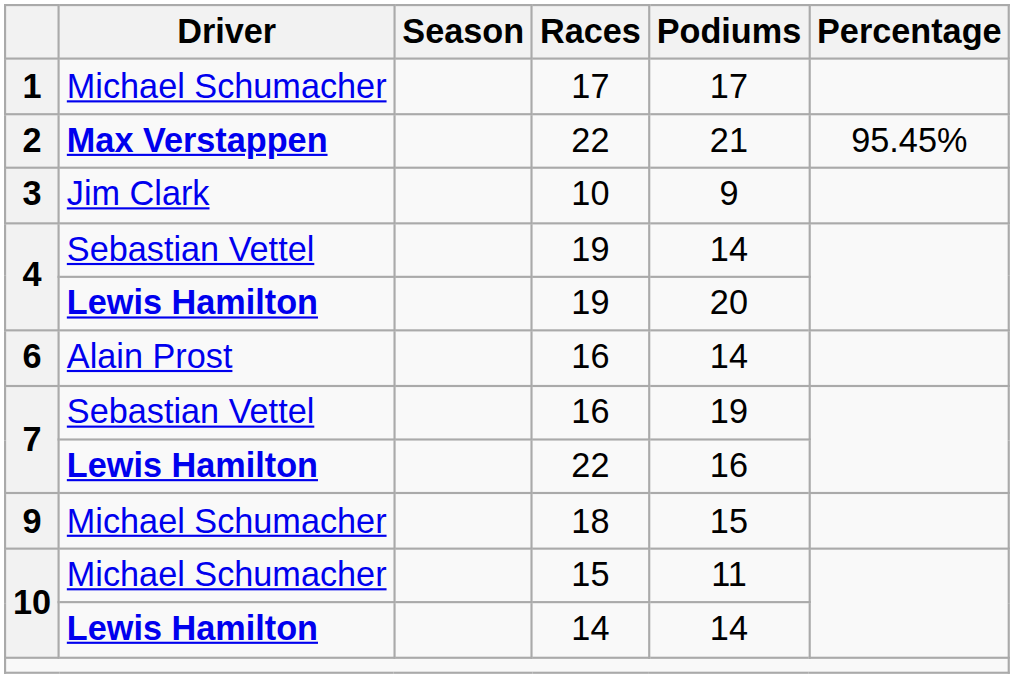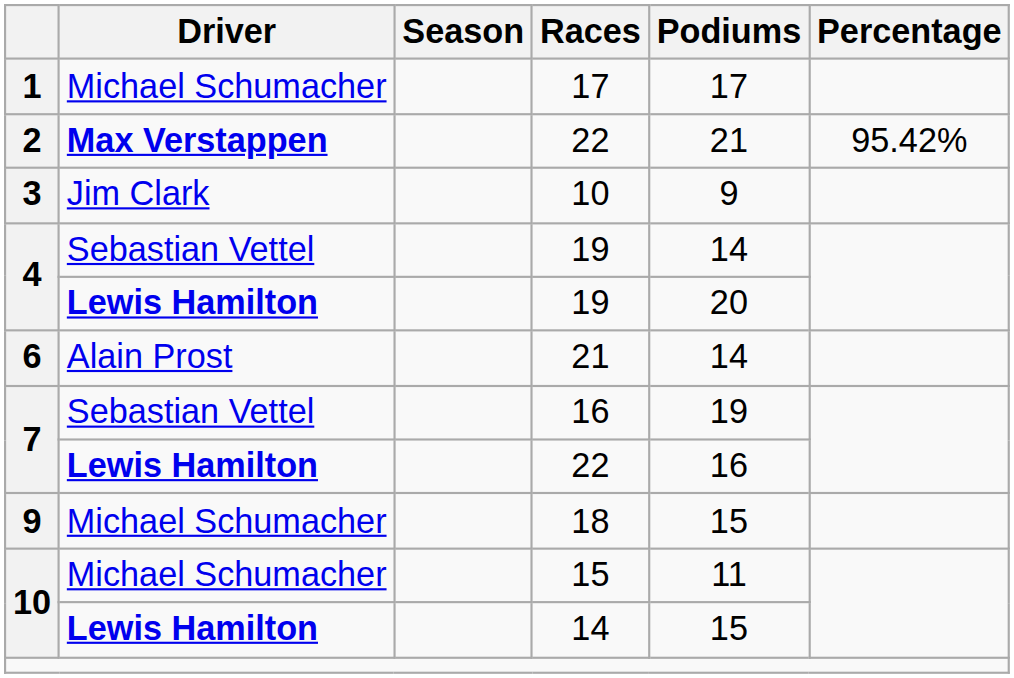(909, 140) 95.45% -> (909, 140) 95.42%
(590, 357) 16 -> (590, 357) 21
(729, 628) 14 -> (729, 628) 15
